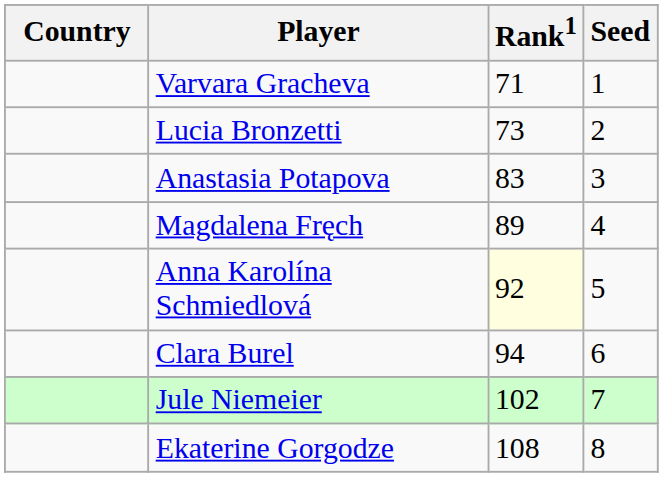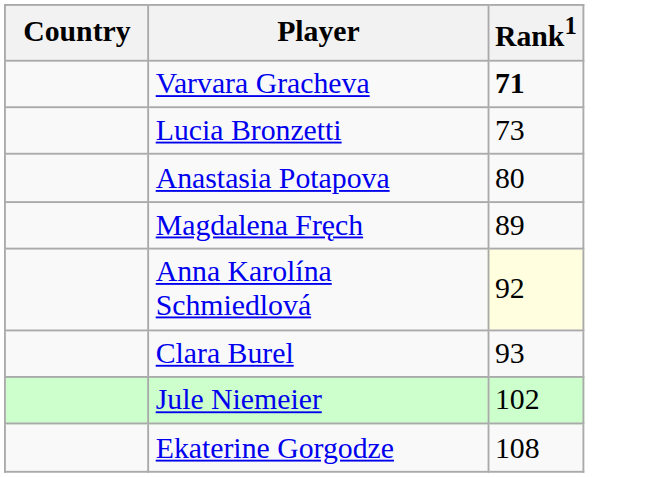- column: (620, 32)
(510, 83) normal -> (510, 83) bold
(510, 177) 83 -> (510, 177) 80
(510, 352) 94 -> (510, 352) 93
